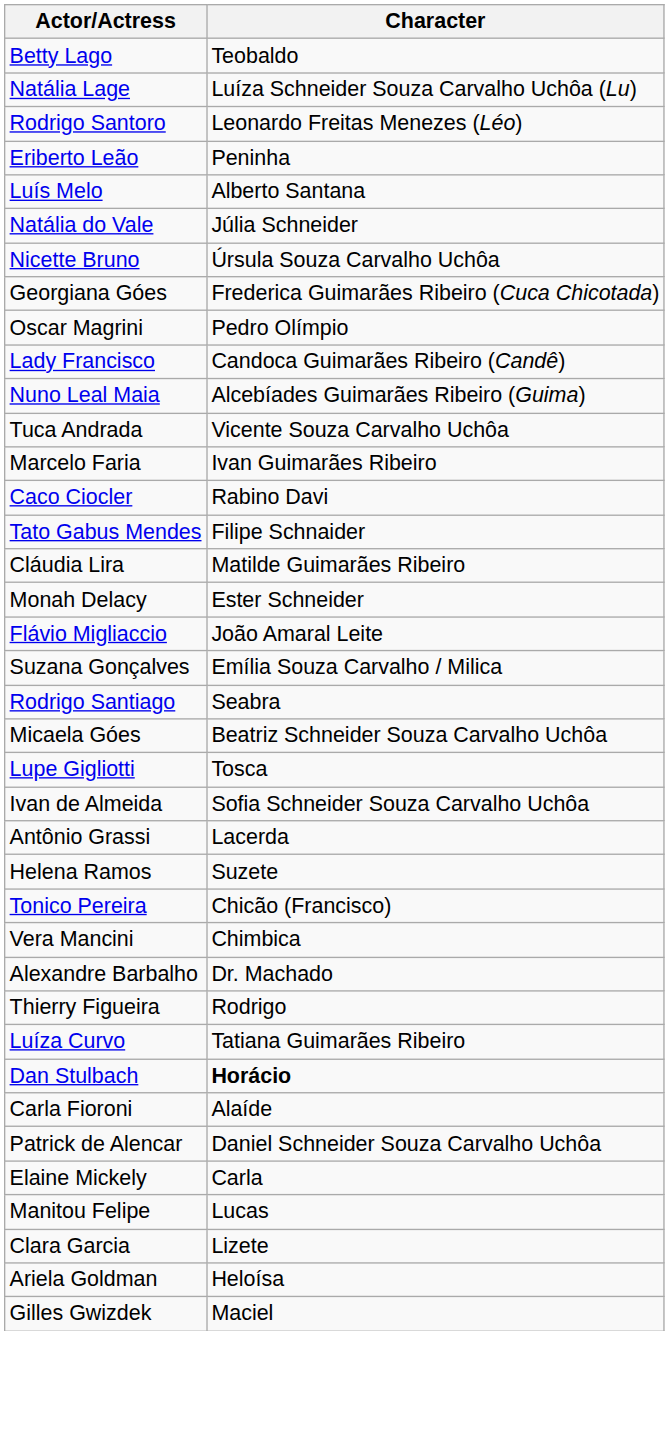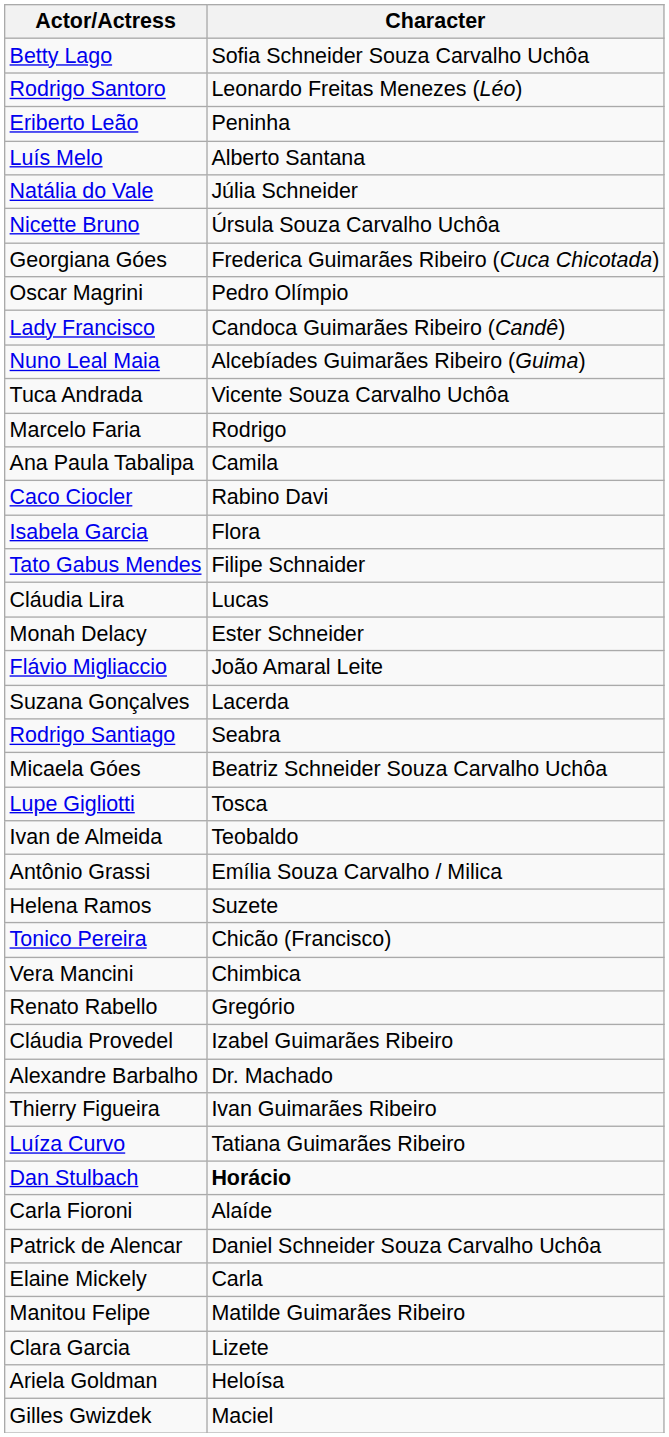(255, 55) Teobaldo -> (400, 55) Sofia Schneider Souza Carvalho Uchôa
- row: (70, 89)
(324, 463) Ivan Guimarães Ribeiro -> (249, 429) Rodrigo
+ row: (102, 463)
+ row: (79, 531)
(338, 565) Matilde Guimarães Ribeiro -> (240, 599) Lucas
(357, 667) Emília Souza Carvalho / Milica -> (250, 701) Lacerda
(400, 803) Sofia Schneider Souza Carvalho Uchôa -> (255, 837) Teobaldo
(250, 837) Lacerda -> (357, 871) Emília Souza Carvalho / Milica
+ row: (84, 1007)
+ row: (91, 1041)
(249, 1007) Rodrigo -> (324, 1109) Ivan Guimarães Ribeiro
(240, 1211) Lucas -> (338, 1313) Matilde Guimarães Ribeiro
